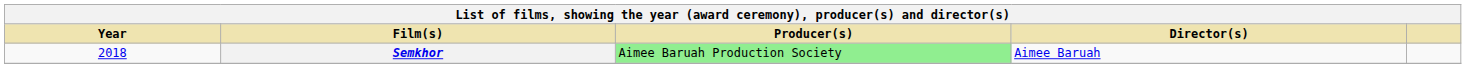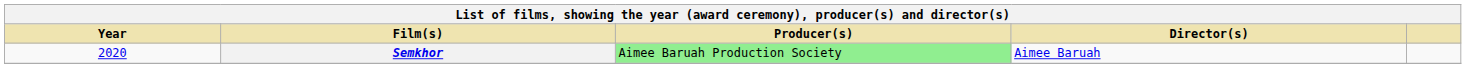(112, 53) 2018 -> (112, 53) 2020
